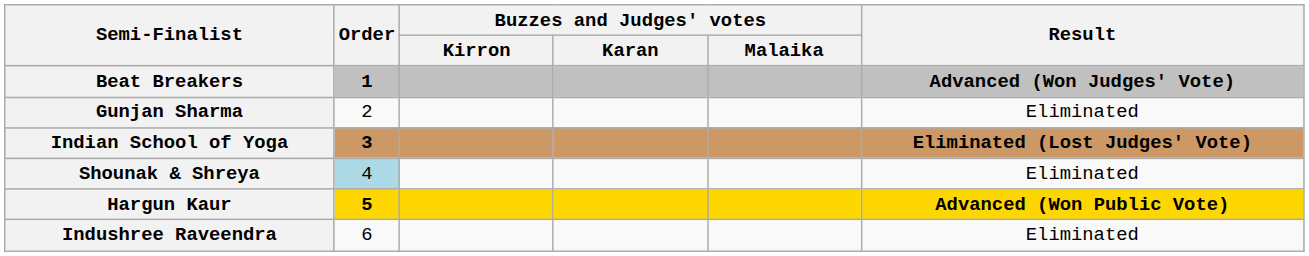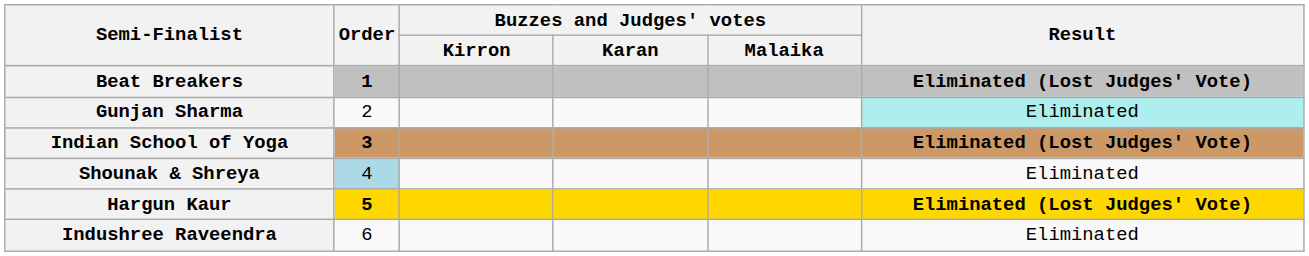(1082, 82) Advanced (Won Judges' Vote) -> (1082, 82) Eliminated (Lost Judges' Vote)
(1082, 112) no background -> (1082, 112) paleturquoise background
(1082, 204) Advanced (Won Public Vote) -> (1082, 204) Eliminated (Lost Judges' Vote)
